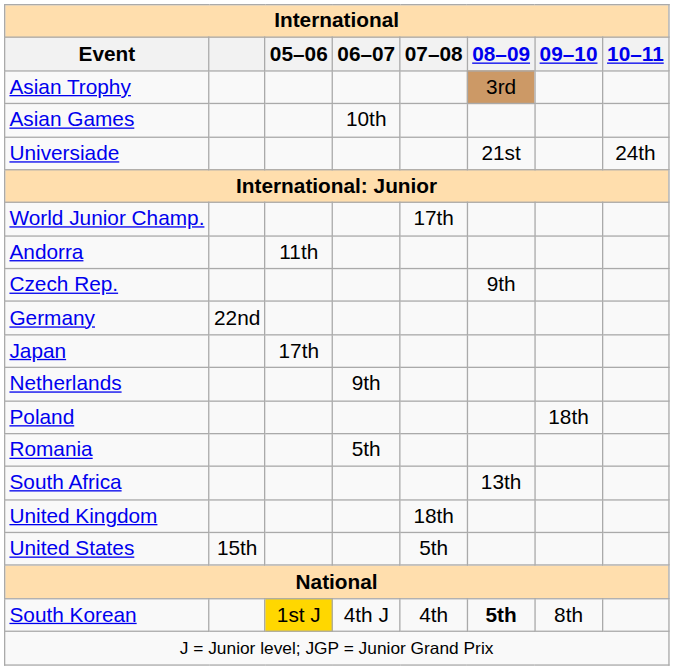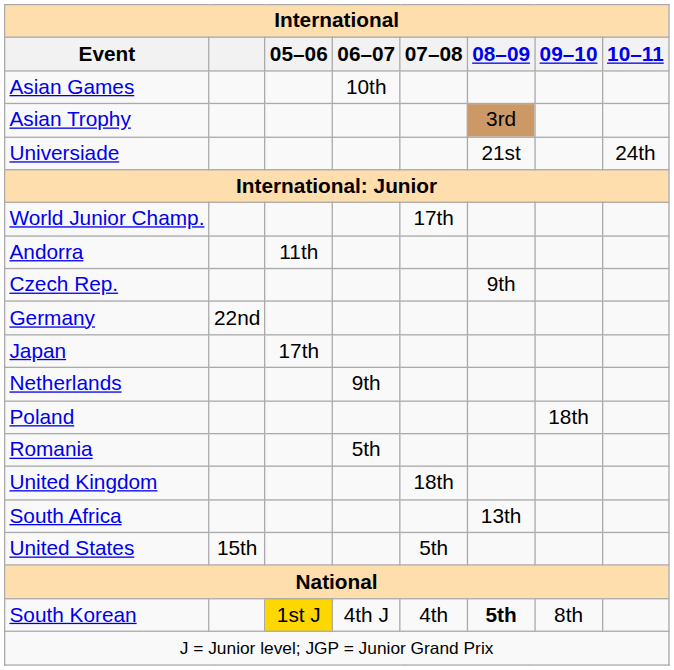rows swapped: (72, 119) <-> (70, 86)
rows swapped: (66, 482) <-> (83, 515)
